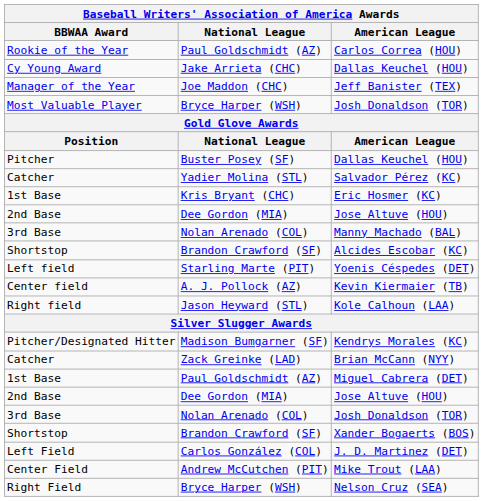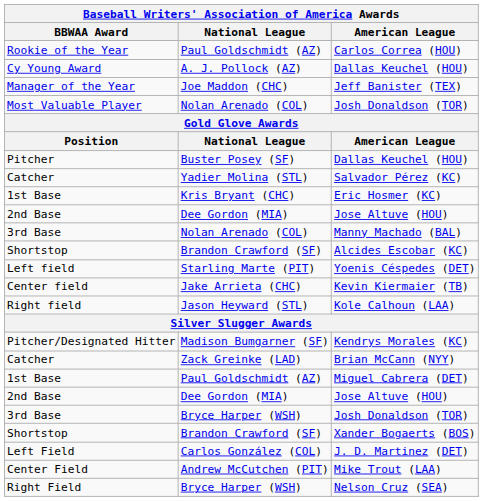(241, 68) Jake Arrieta (CHC) -> (241, 68) A. J. Pollock (AZ)
(241, 105) Bryce Harper (WSH) -> (245, 105) Nolan Arenado (COL)
(241, 287) A. J. Pollock (AZ) -> (241, 287) Jake Arrieta (CHC)
(245, 414) Nolan Arenado (COL) -> (241, 414) Bryce Harper (WSH)
